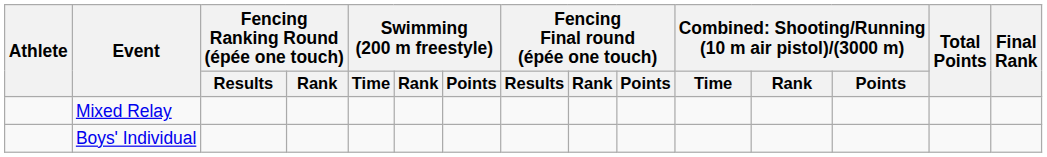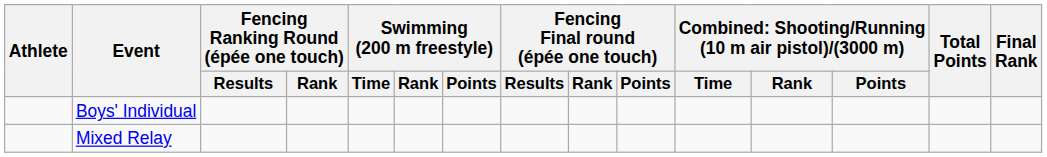rows swapped: (136, 139) <-> (124, 111)
